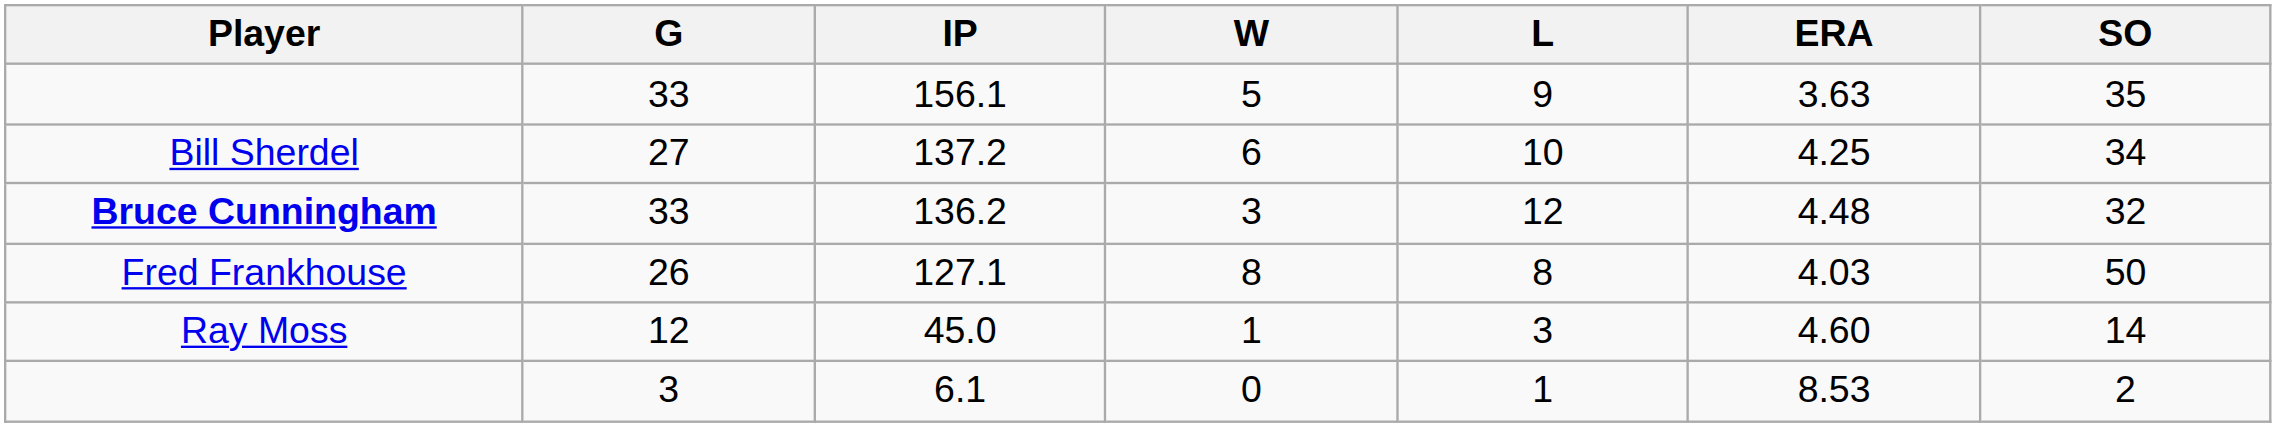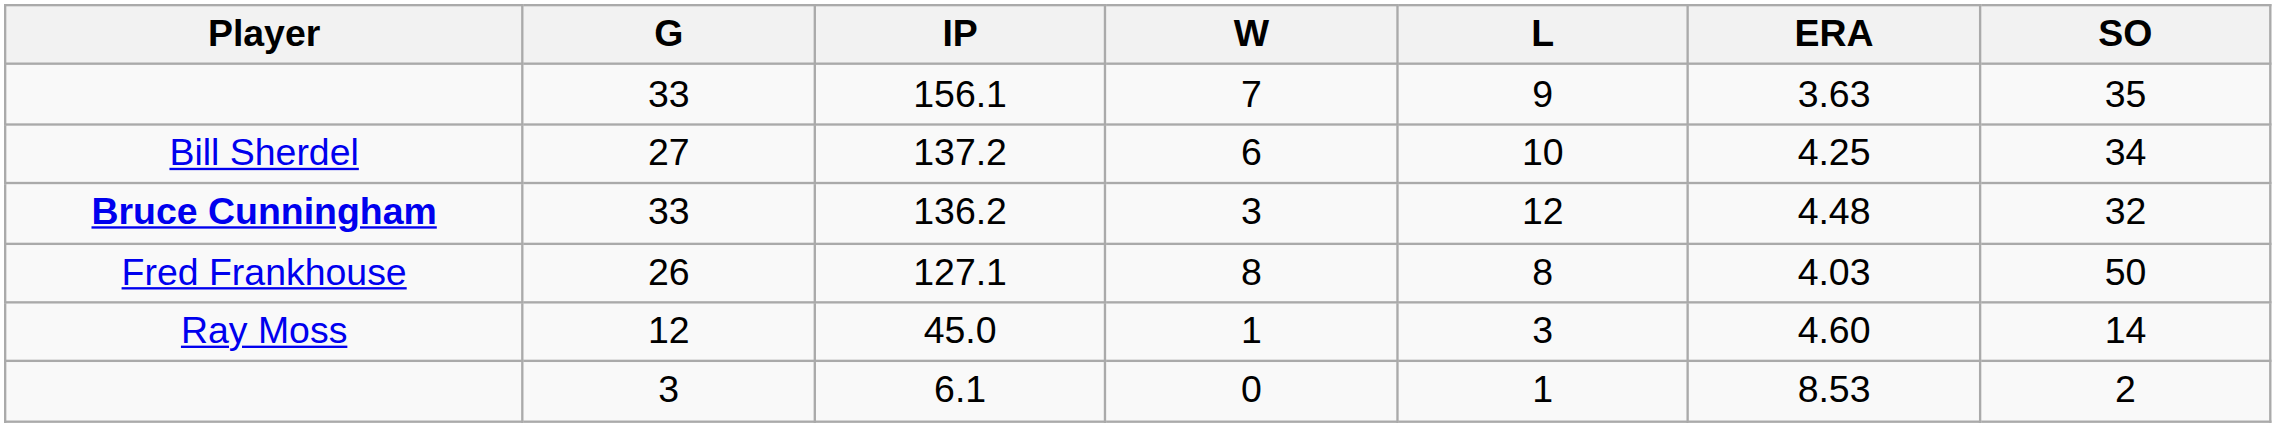(1251, 93) 5 -> (1251, 93) 7
